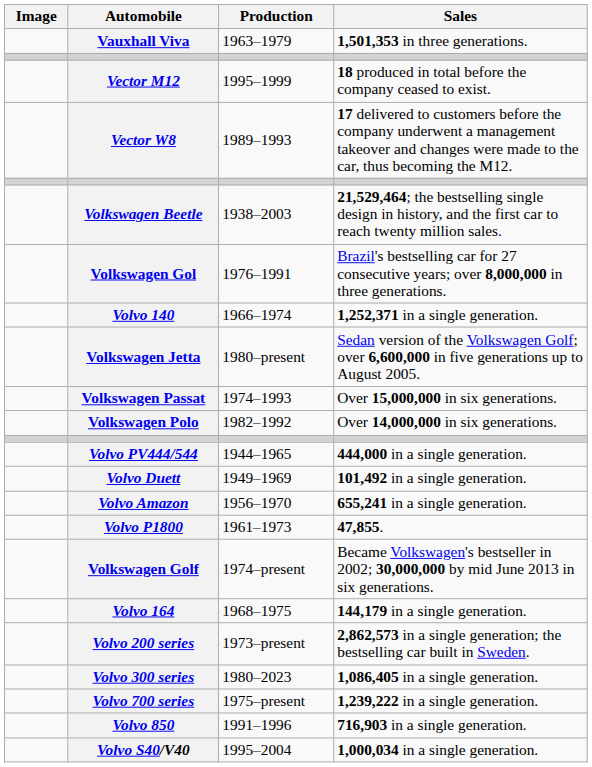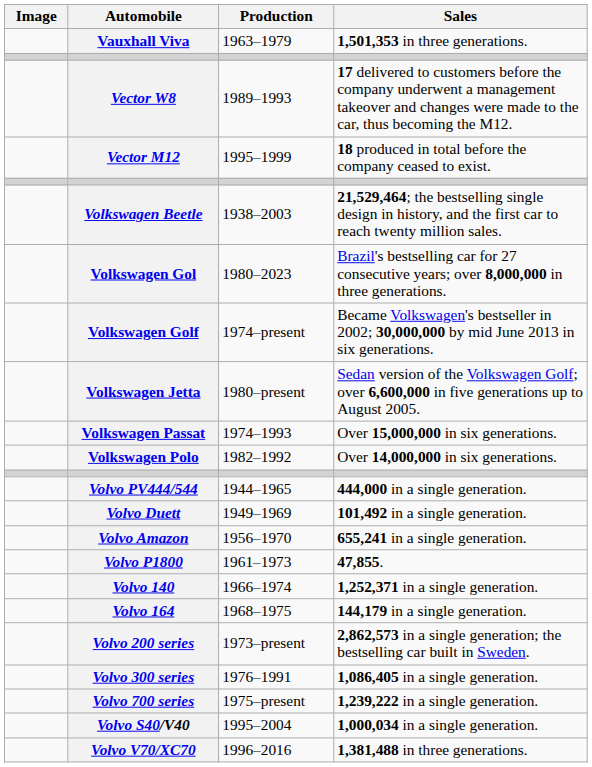rows swapped: (143, 140) <-> (143, 81)
(257, 273) 1976–1991 -> (257, 273) 1980–2023
rows swapped: (143, 569) <-> (143, 315)
(257, 676) 1980–2023 -> (257, 676) 1976–1991
- row: (143, 725)
+ row: (143, 749)
